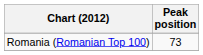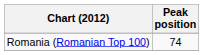(175, 42) 73 -> (175, 42) 74
